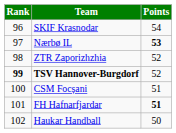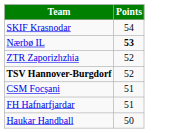- column: (18, 12)
(156, 105) bold -> (129, 105) normal
